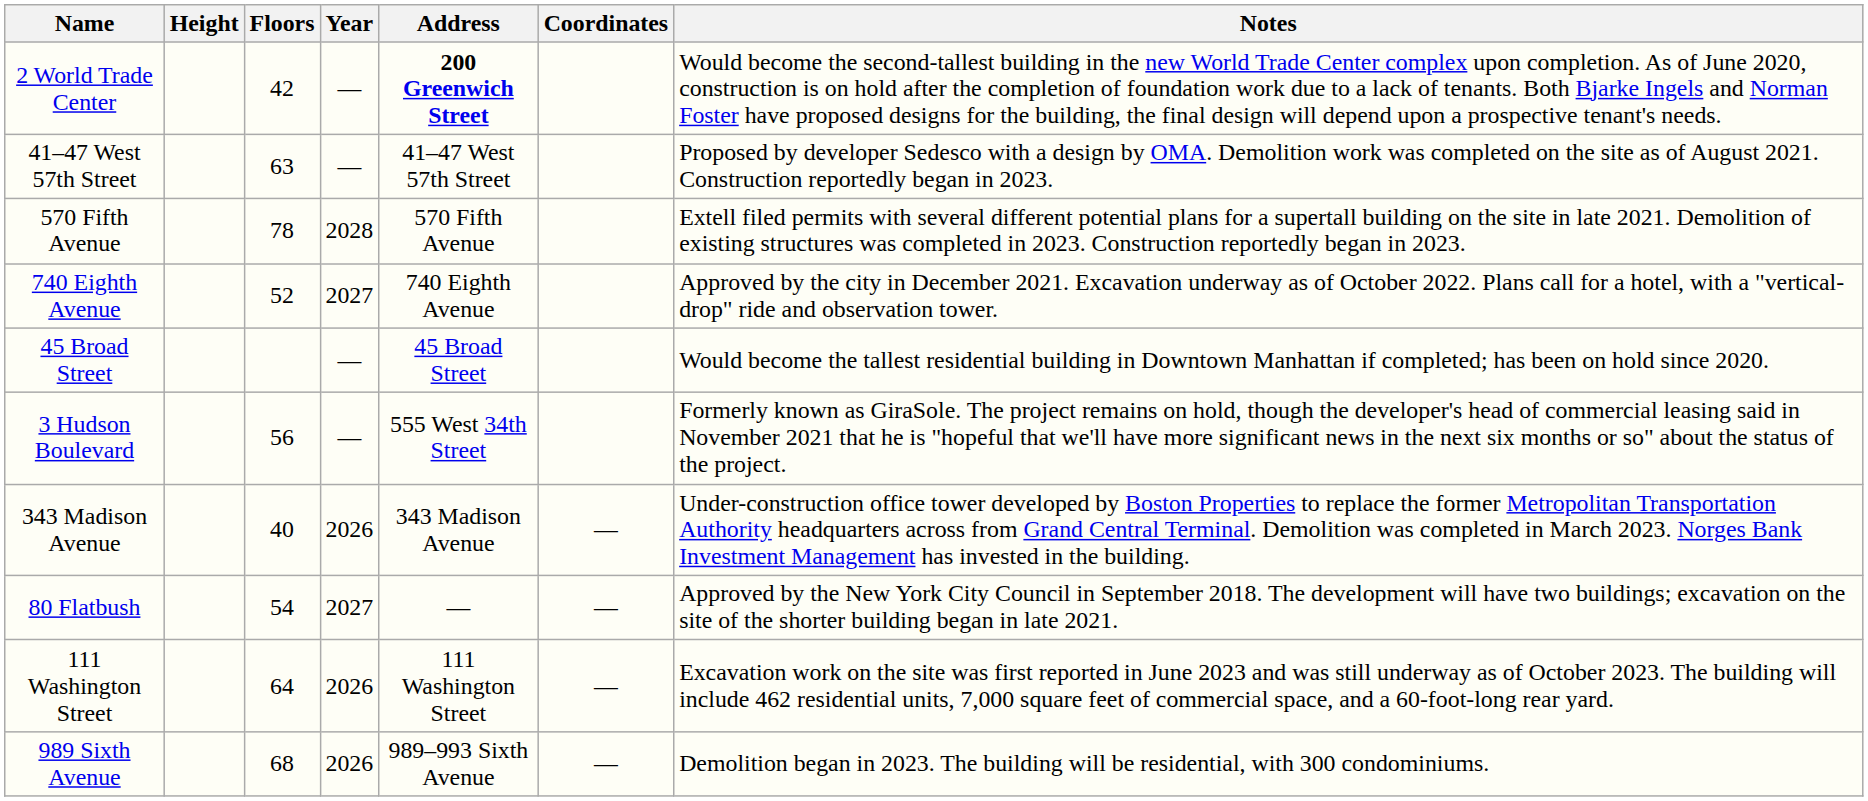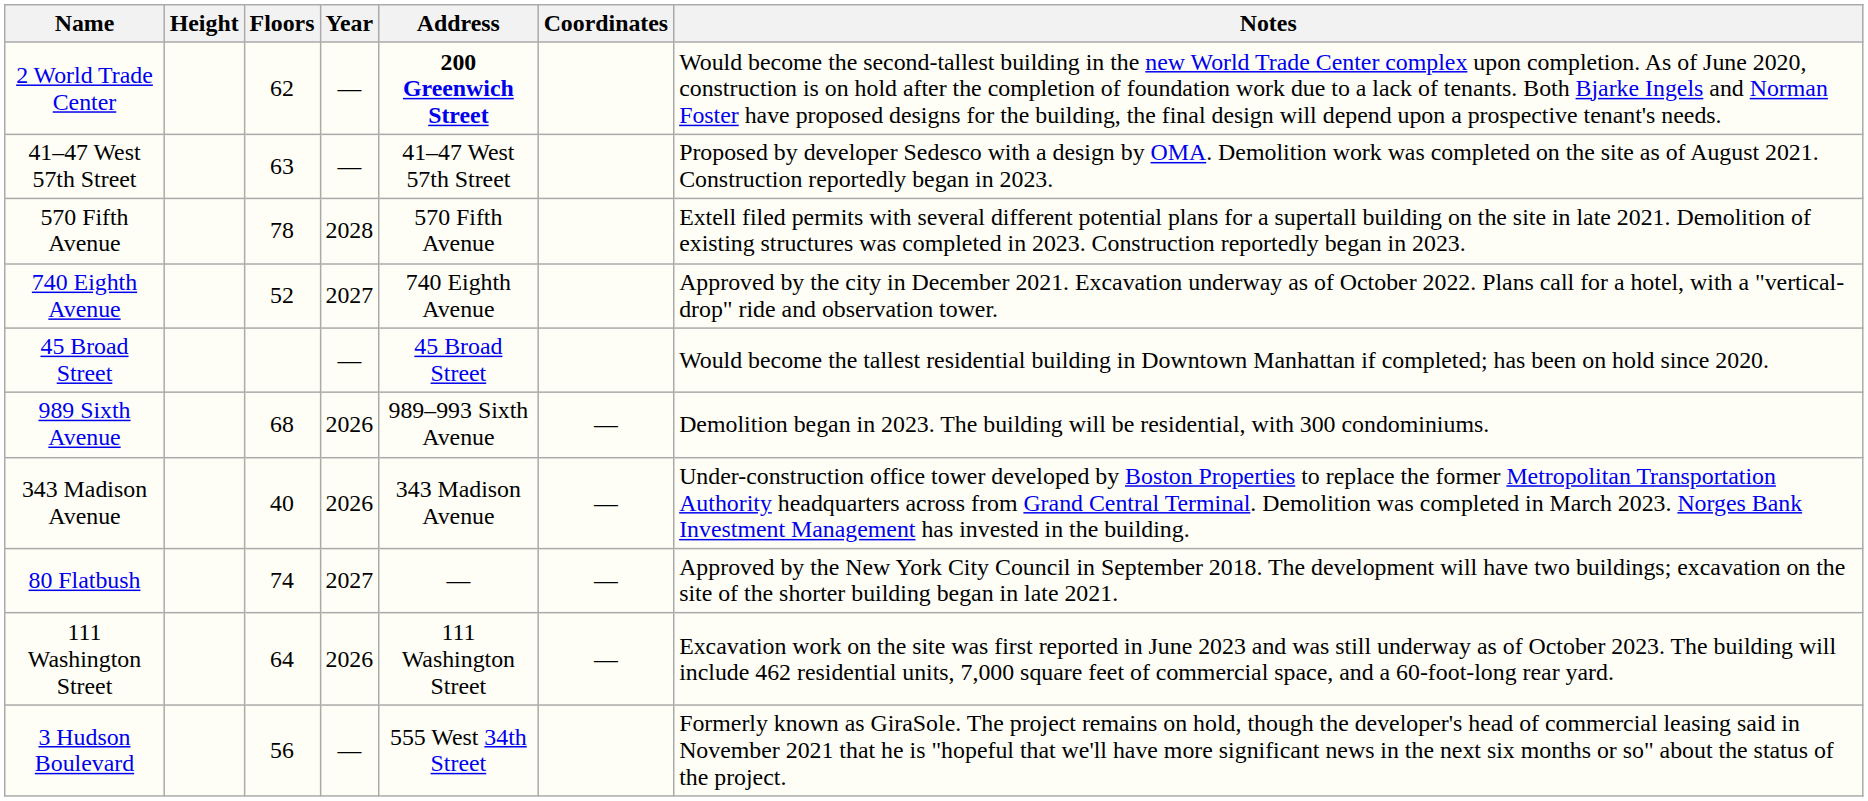(282, 88) 42 -> (282, 88) 62
rows swapped: (84, 437) <-> (84, 763)
(282, 607) 54 -> (282, 580) 74
